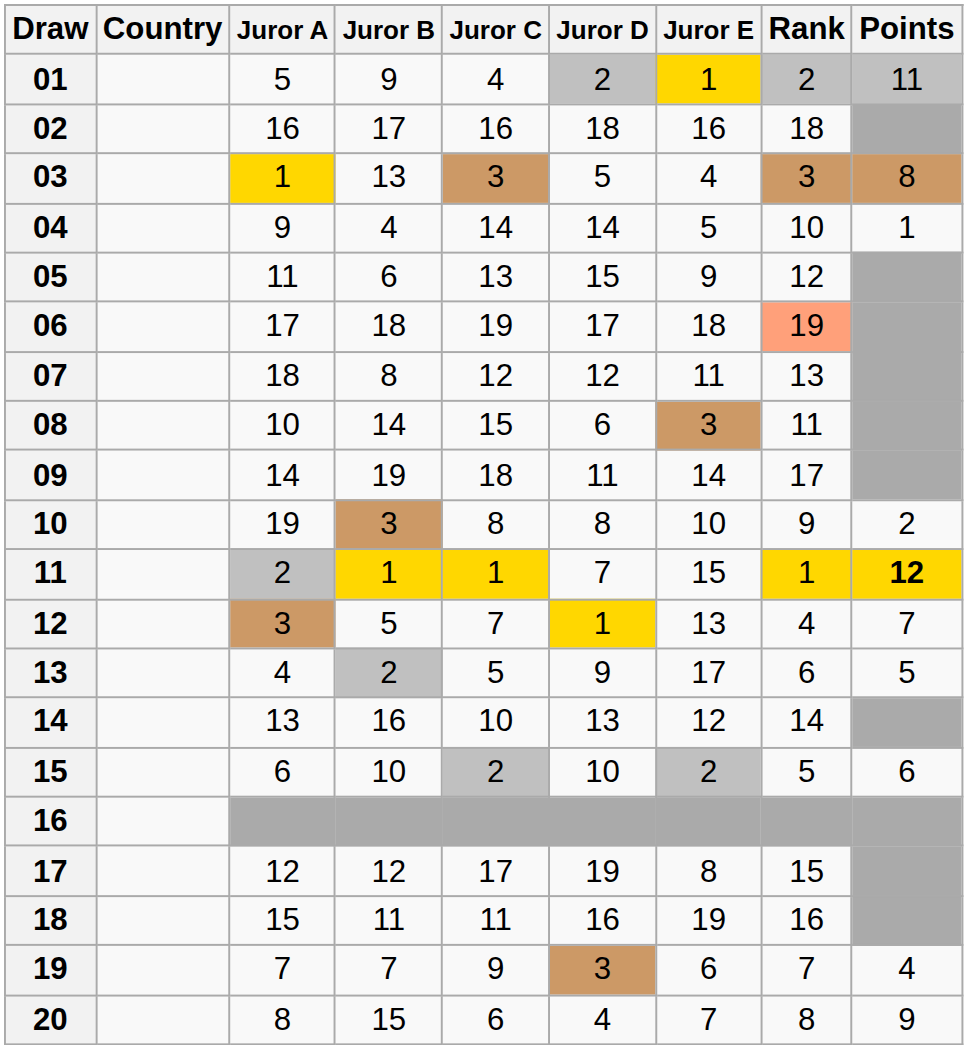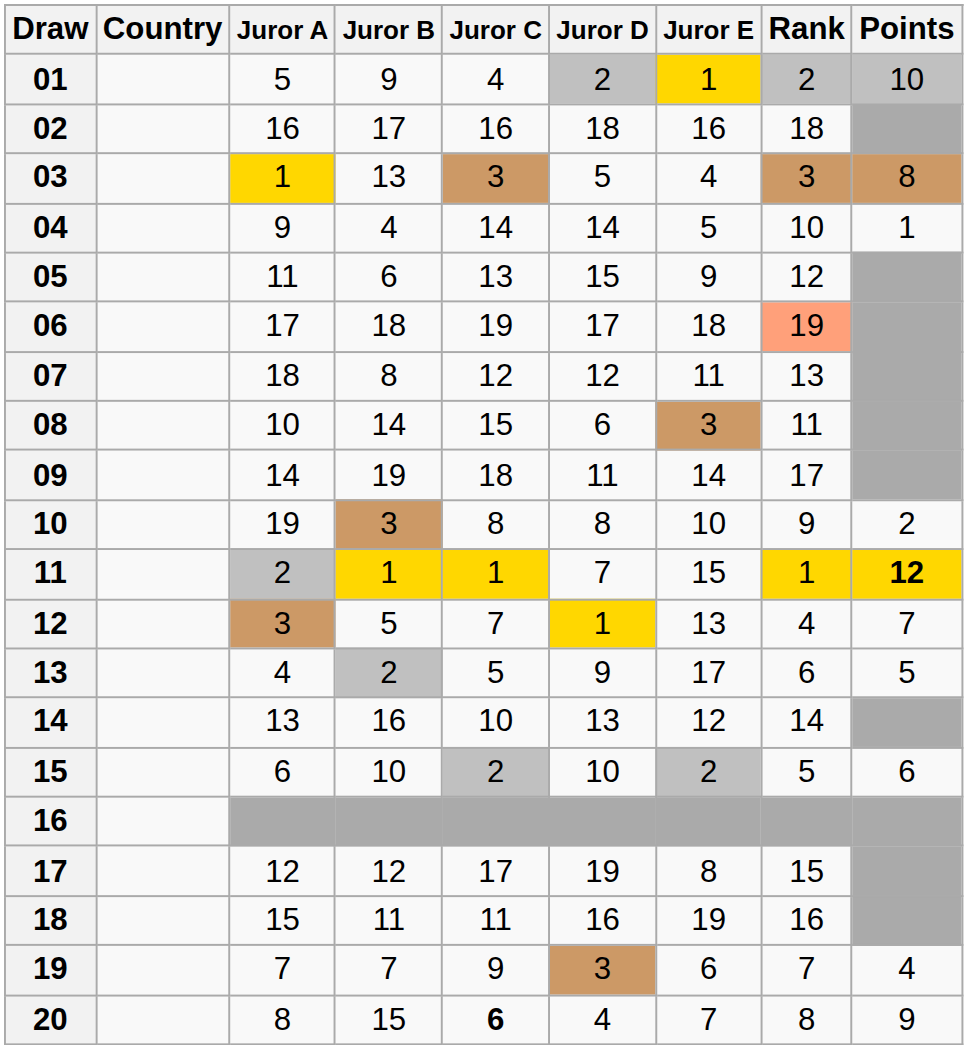(907, 78) 11 -> (907, 78) 10
(496, 1018) normal -> (496, 1018) bold
